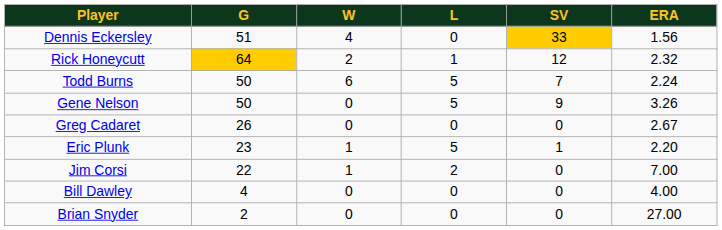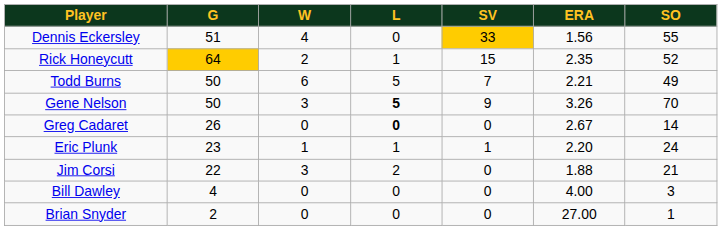+ column: (671, 15)
(559, 59) 12 -> (488, 59) 15
(664, 59) 2.32 -> (579, 59) 2.35
(664, 81) 2.24 -> (579, 81) 2.21
(349, 103) 0 -> (305, 103) 3
(454, 103) normal -> (396, 103) bold
(454, 125) normal -> (396, 125) bold
(454, 147) 5 -> (396, 147) 1
(349, 170) 1 -> (305, 170) 3
(664, 170) 7.00 -> (579, 170) 1.88
